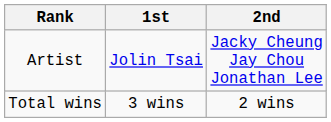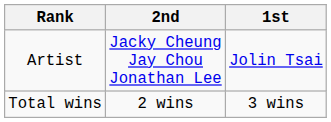columns swapped: (156, 17) <-> (267, 17)
